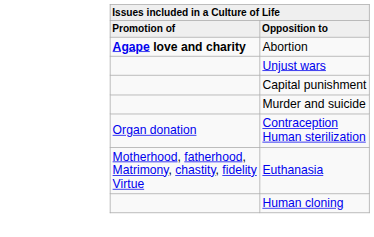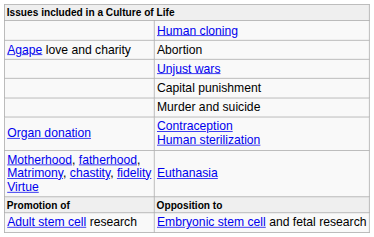rows swapped: (295, 29) <-> (303, 203)
(179, 46) bold -> (69, 49) normal
+ row: (262, 222)
